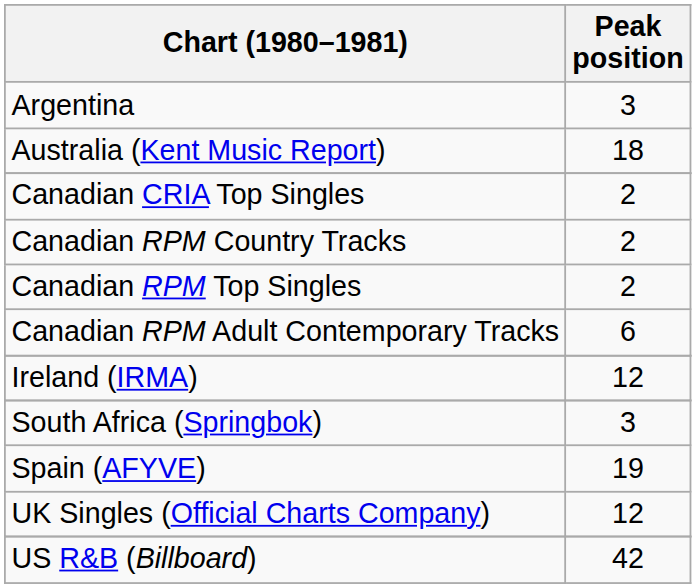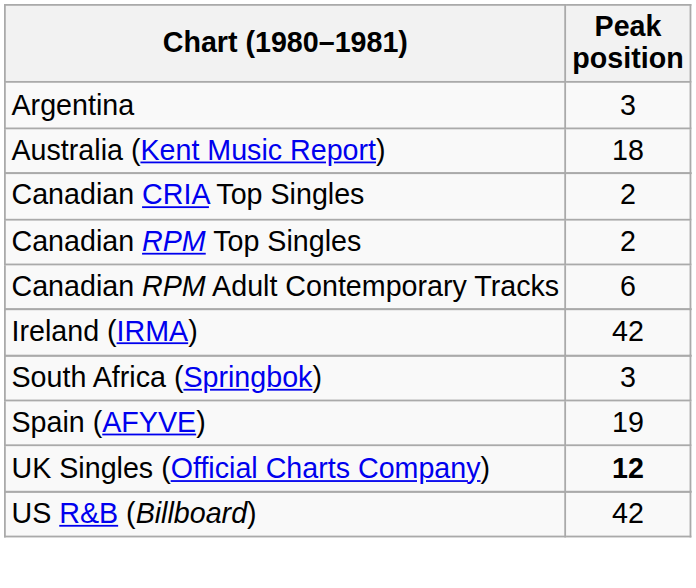- row: (209, 241)
(628, 377) 12 -> (628, 331) 42
(628, 513) normal -> (628, 468) bold
